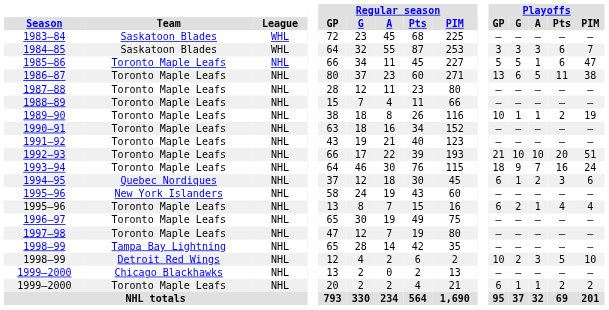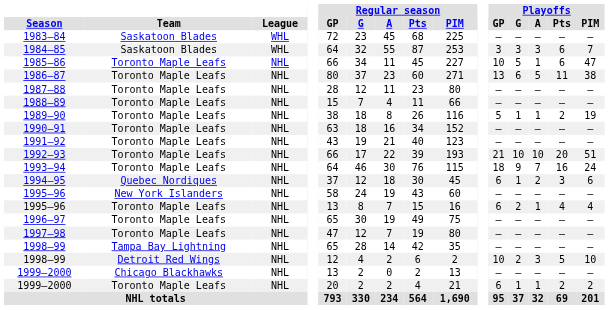(499, 63) 5 -> (499, 63) 10
(499, 115) 10 -> (499, 115) 5
